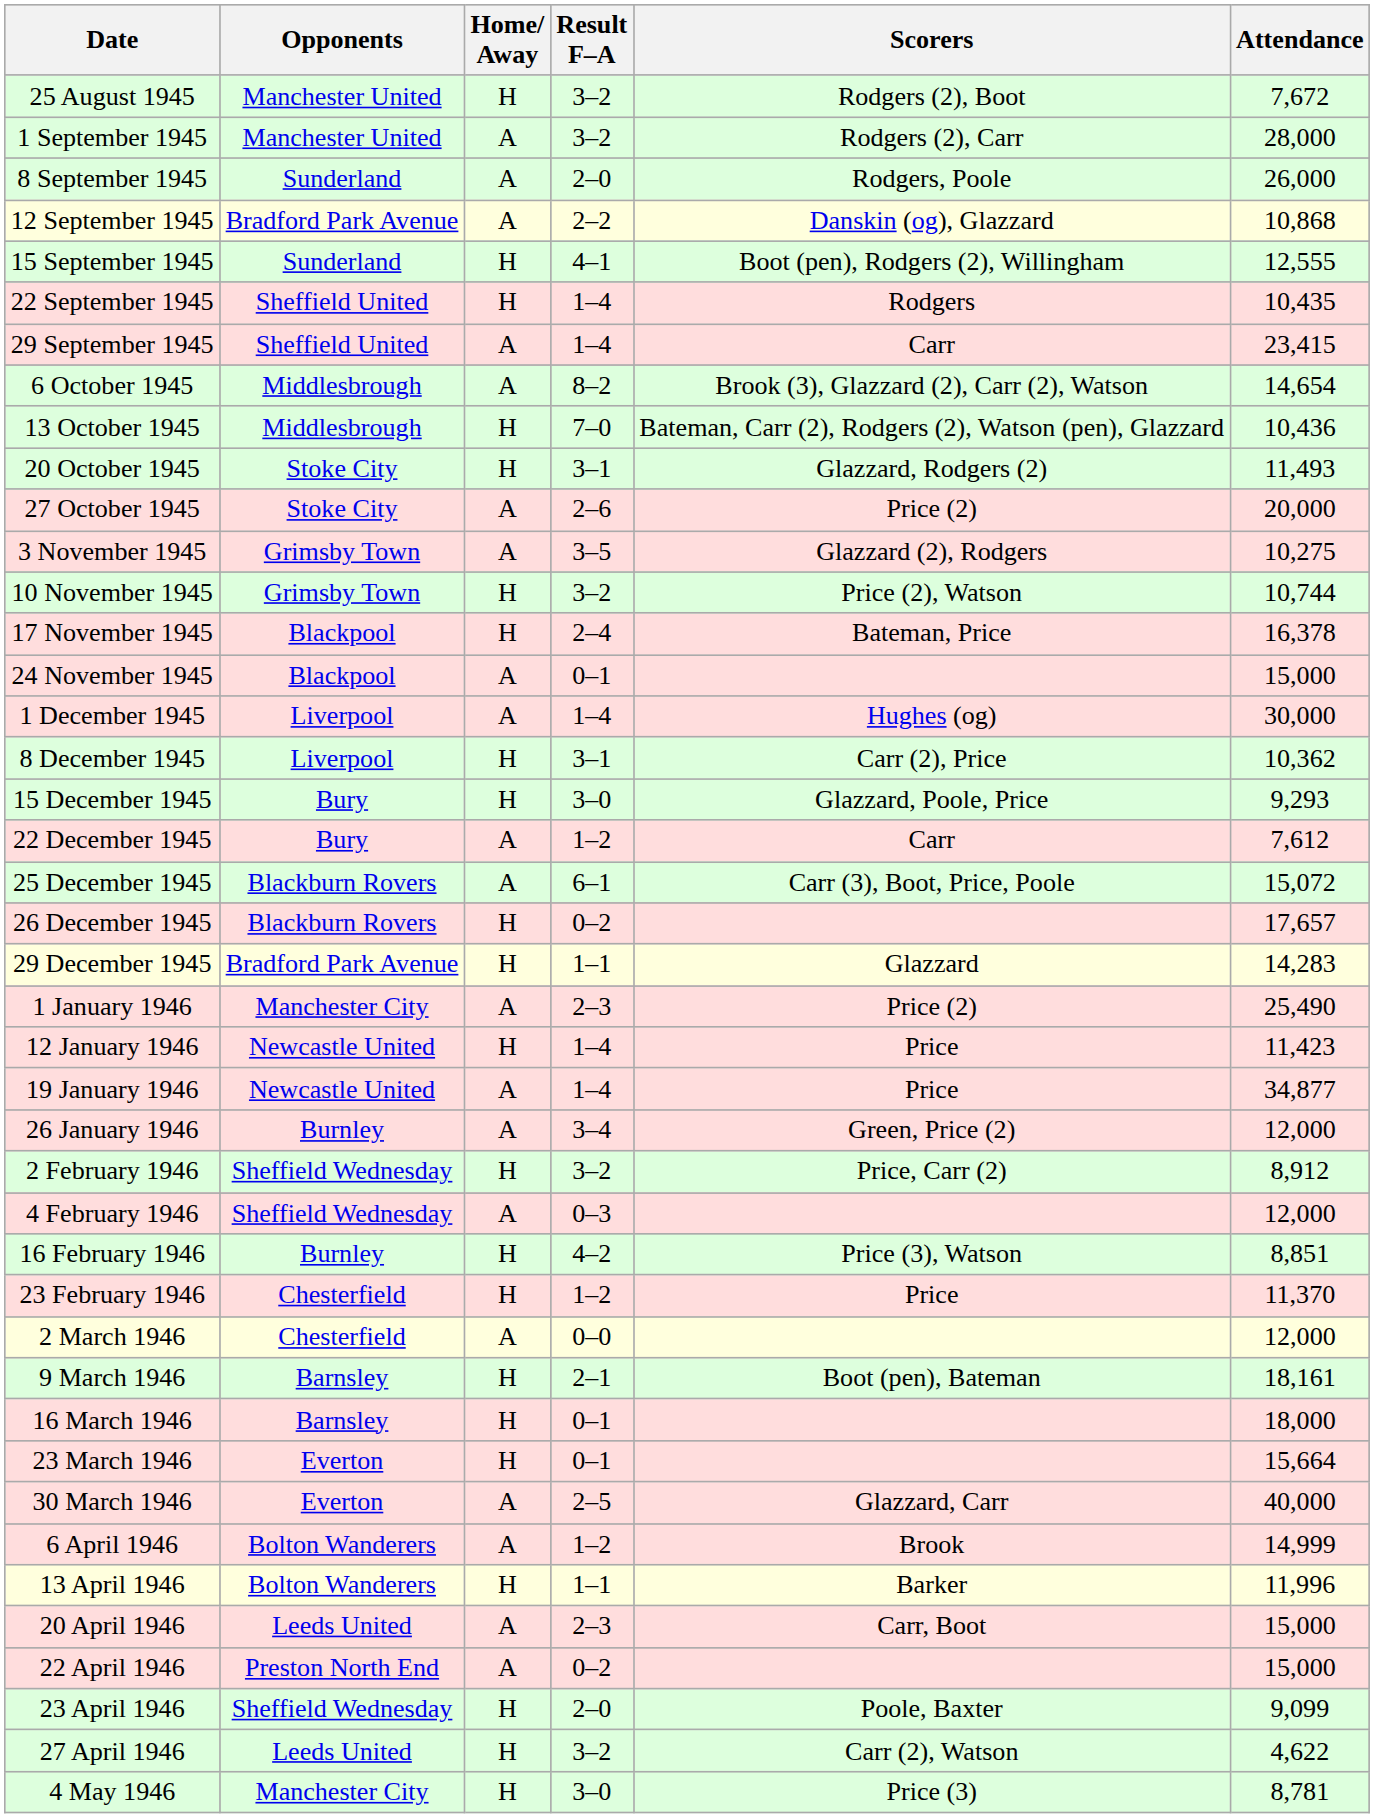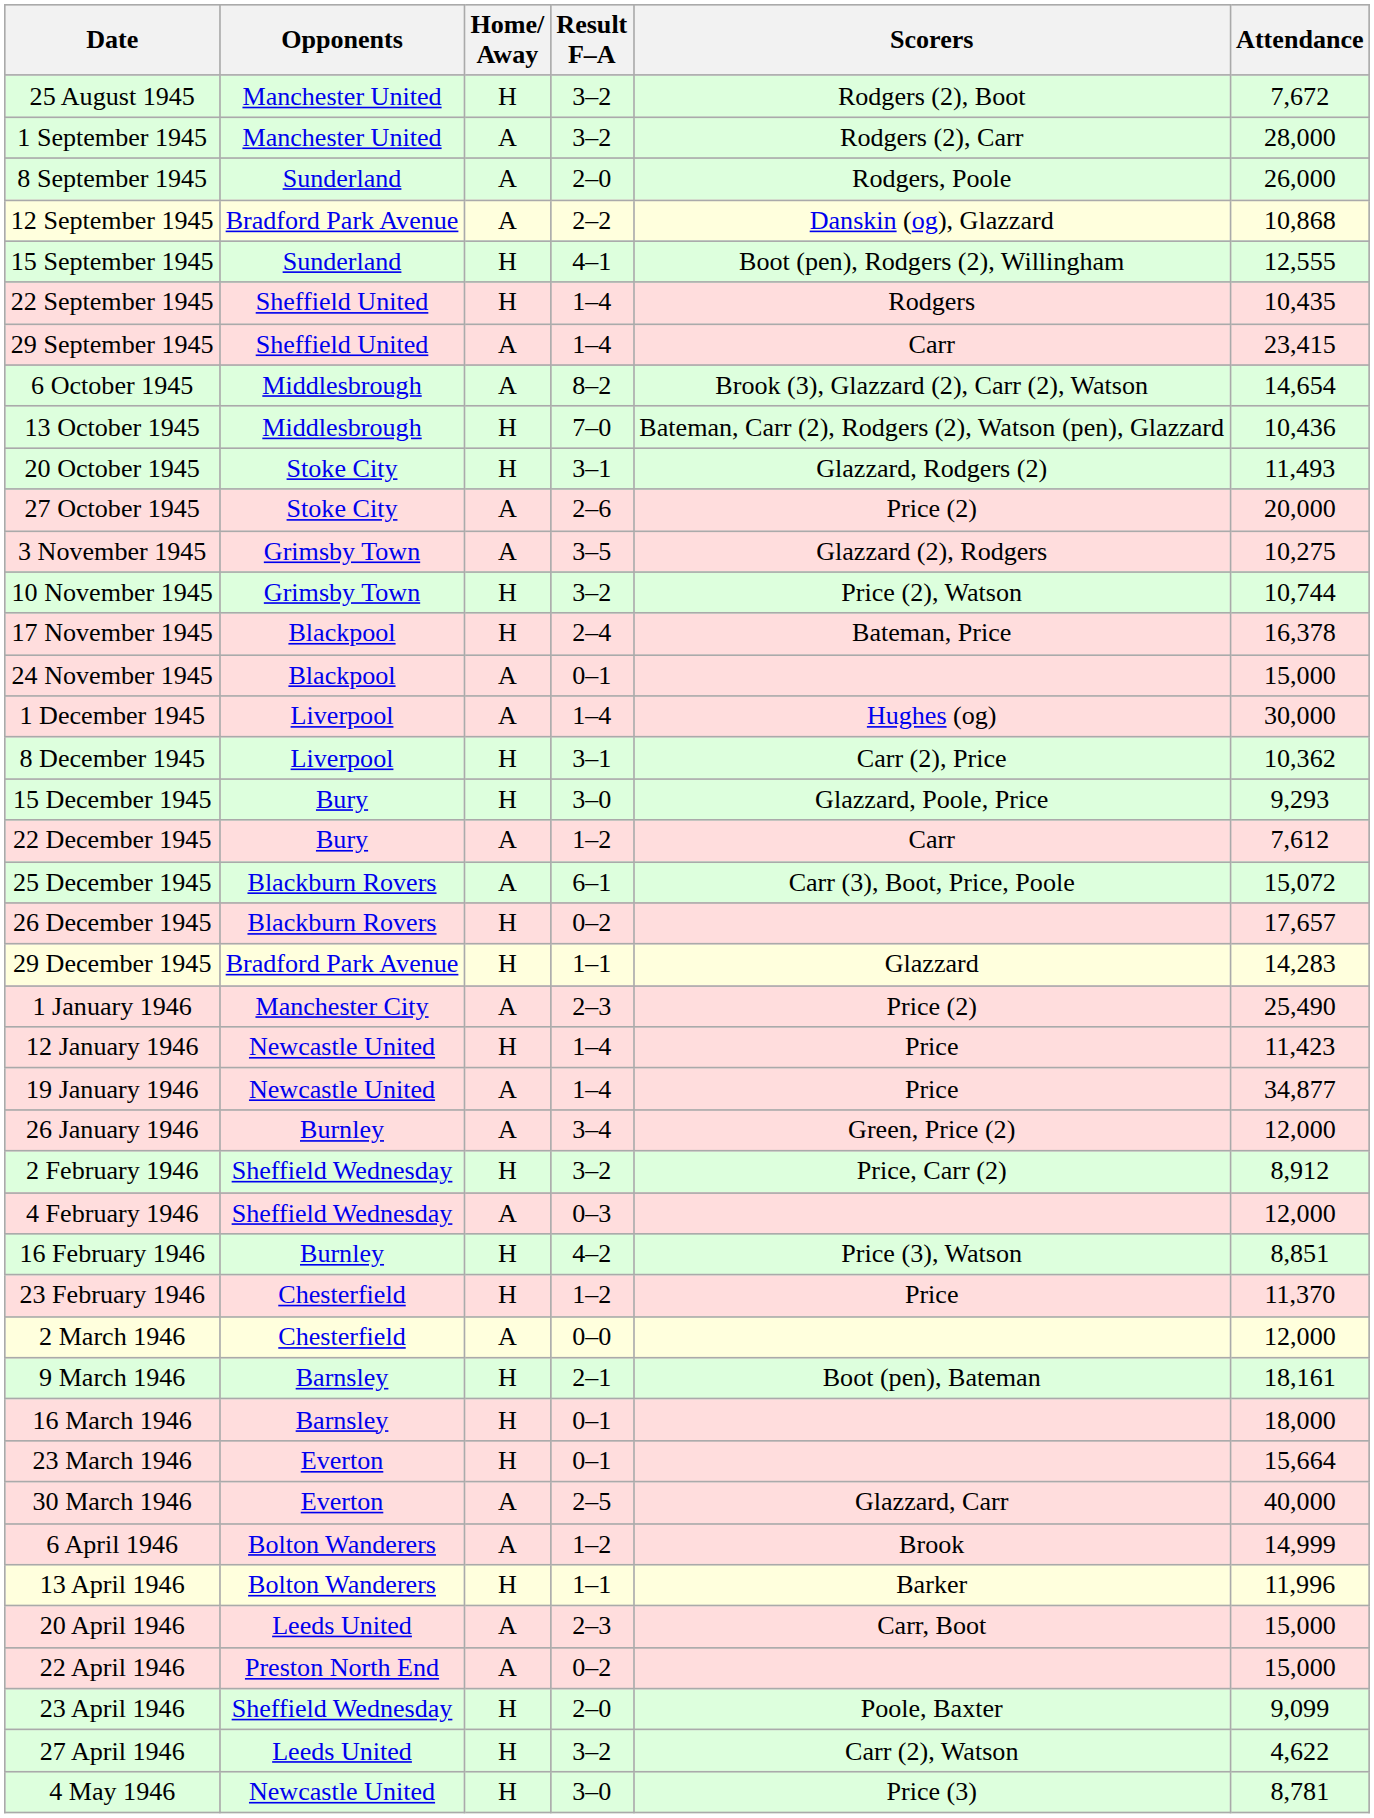(342, 1791) Manchester City -> (342, 1791) Newcastle United
